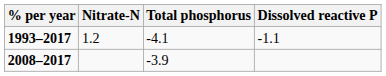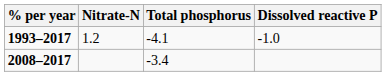(269, 37) -1.1 -> (269, 37) -1.0
(157, 60) -3.9 -> (157, 60) -3.4
